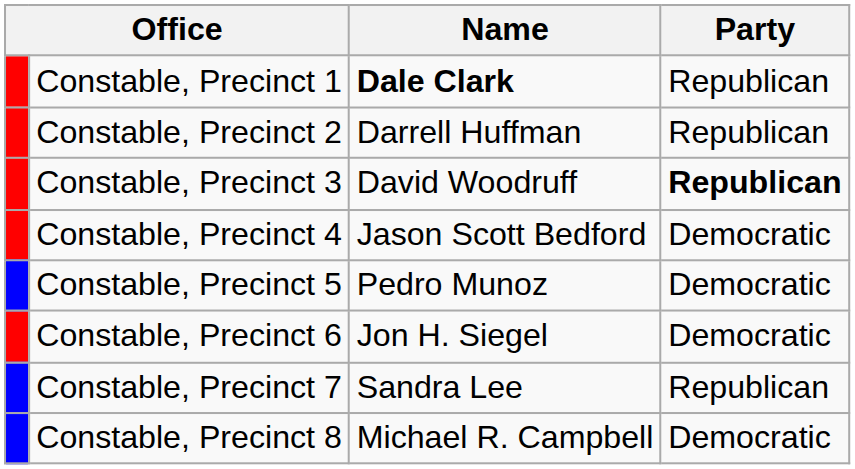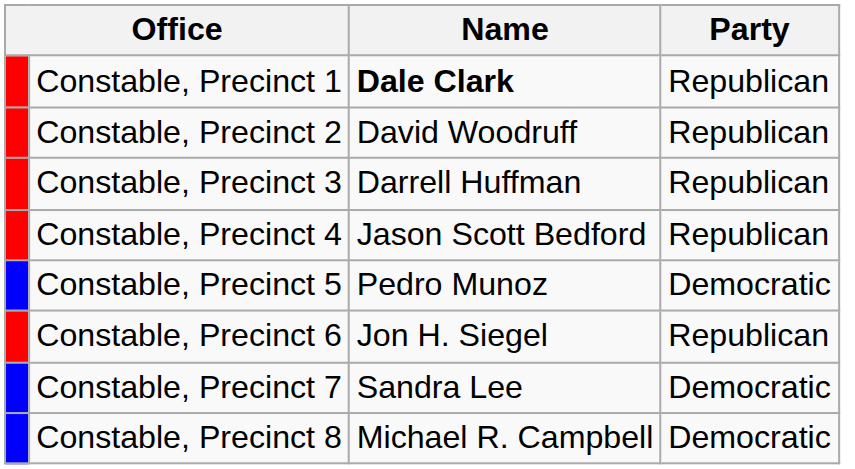(469, 132) Darrell Huffman -> (467, 132) David Woodruff
(467, 183) David Woodruff -> (469, 183) Darrell Huffman
(755, 183) bold -> (749, 183) normal
(750, 234) Democratic -> (749, 234) Republican
(750, 336) Democratic -> (749, 336) Republican
(749, 387) Republican -> (750, 387) Democratic
